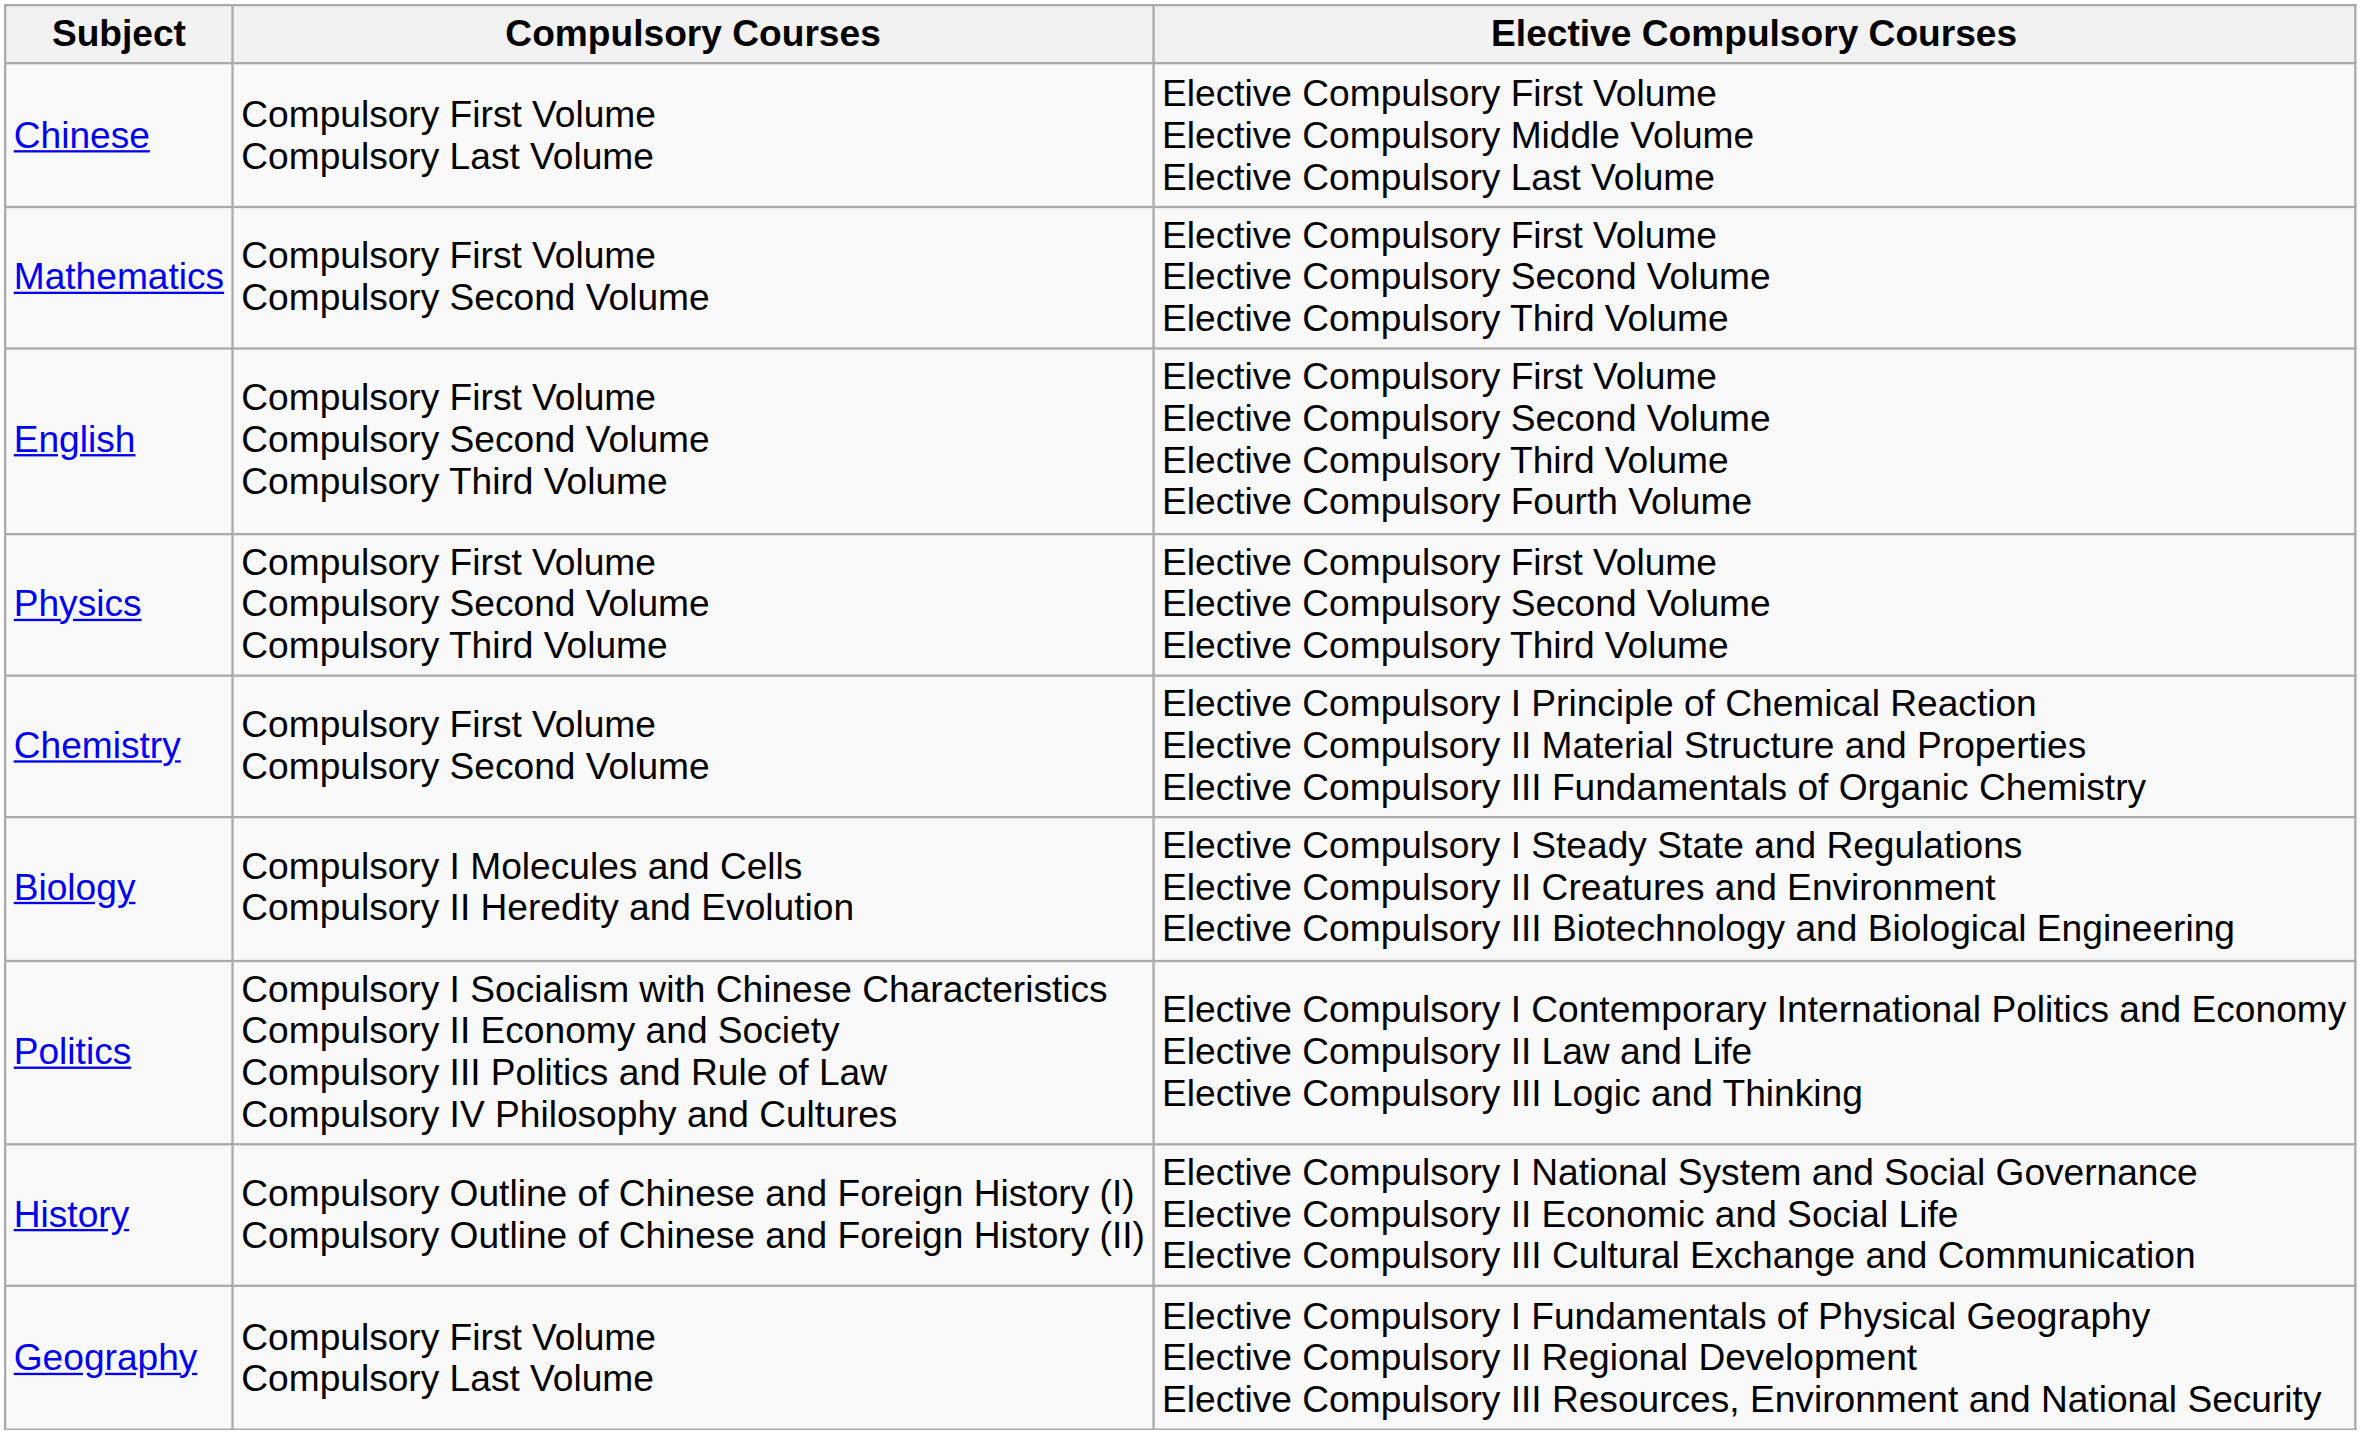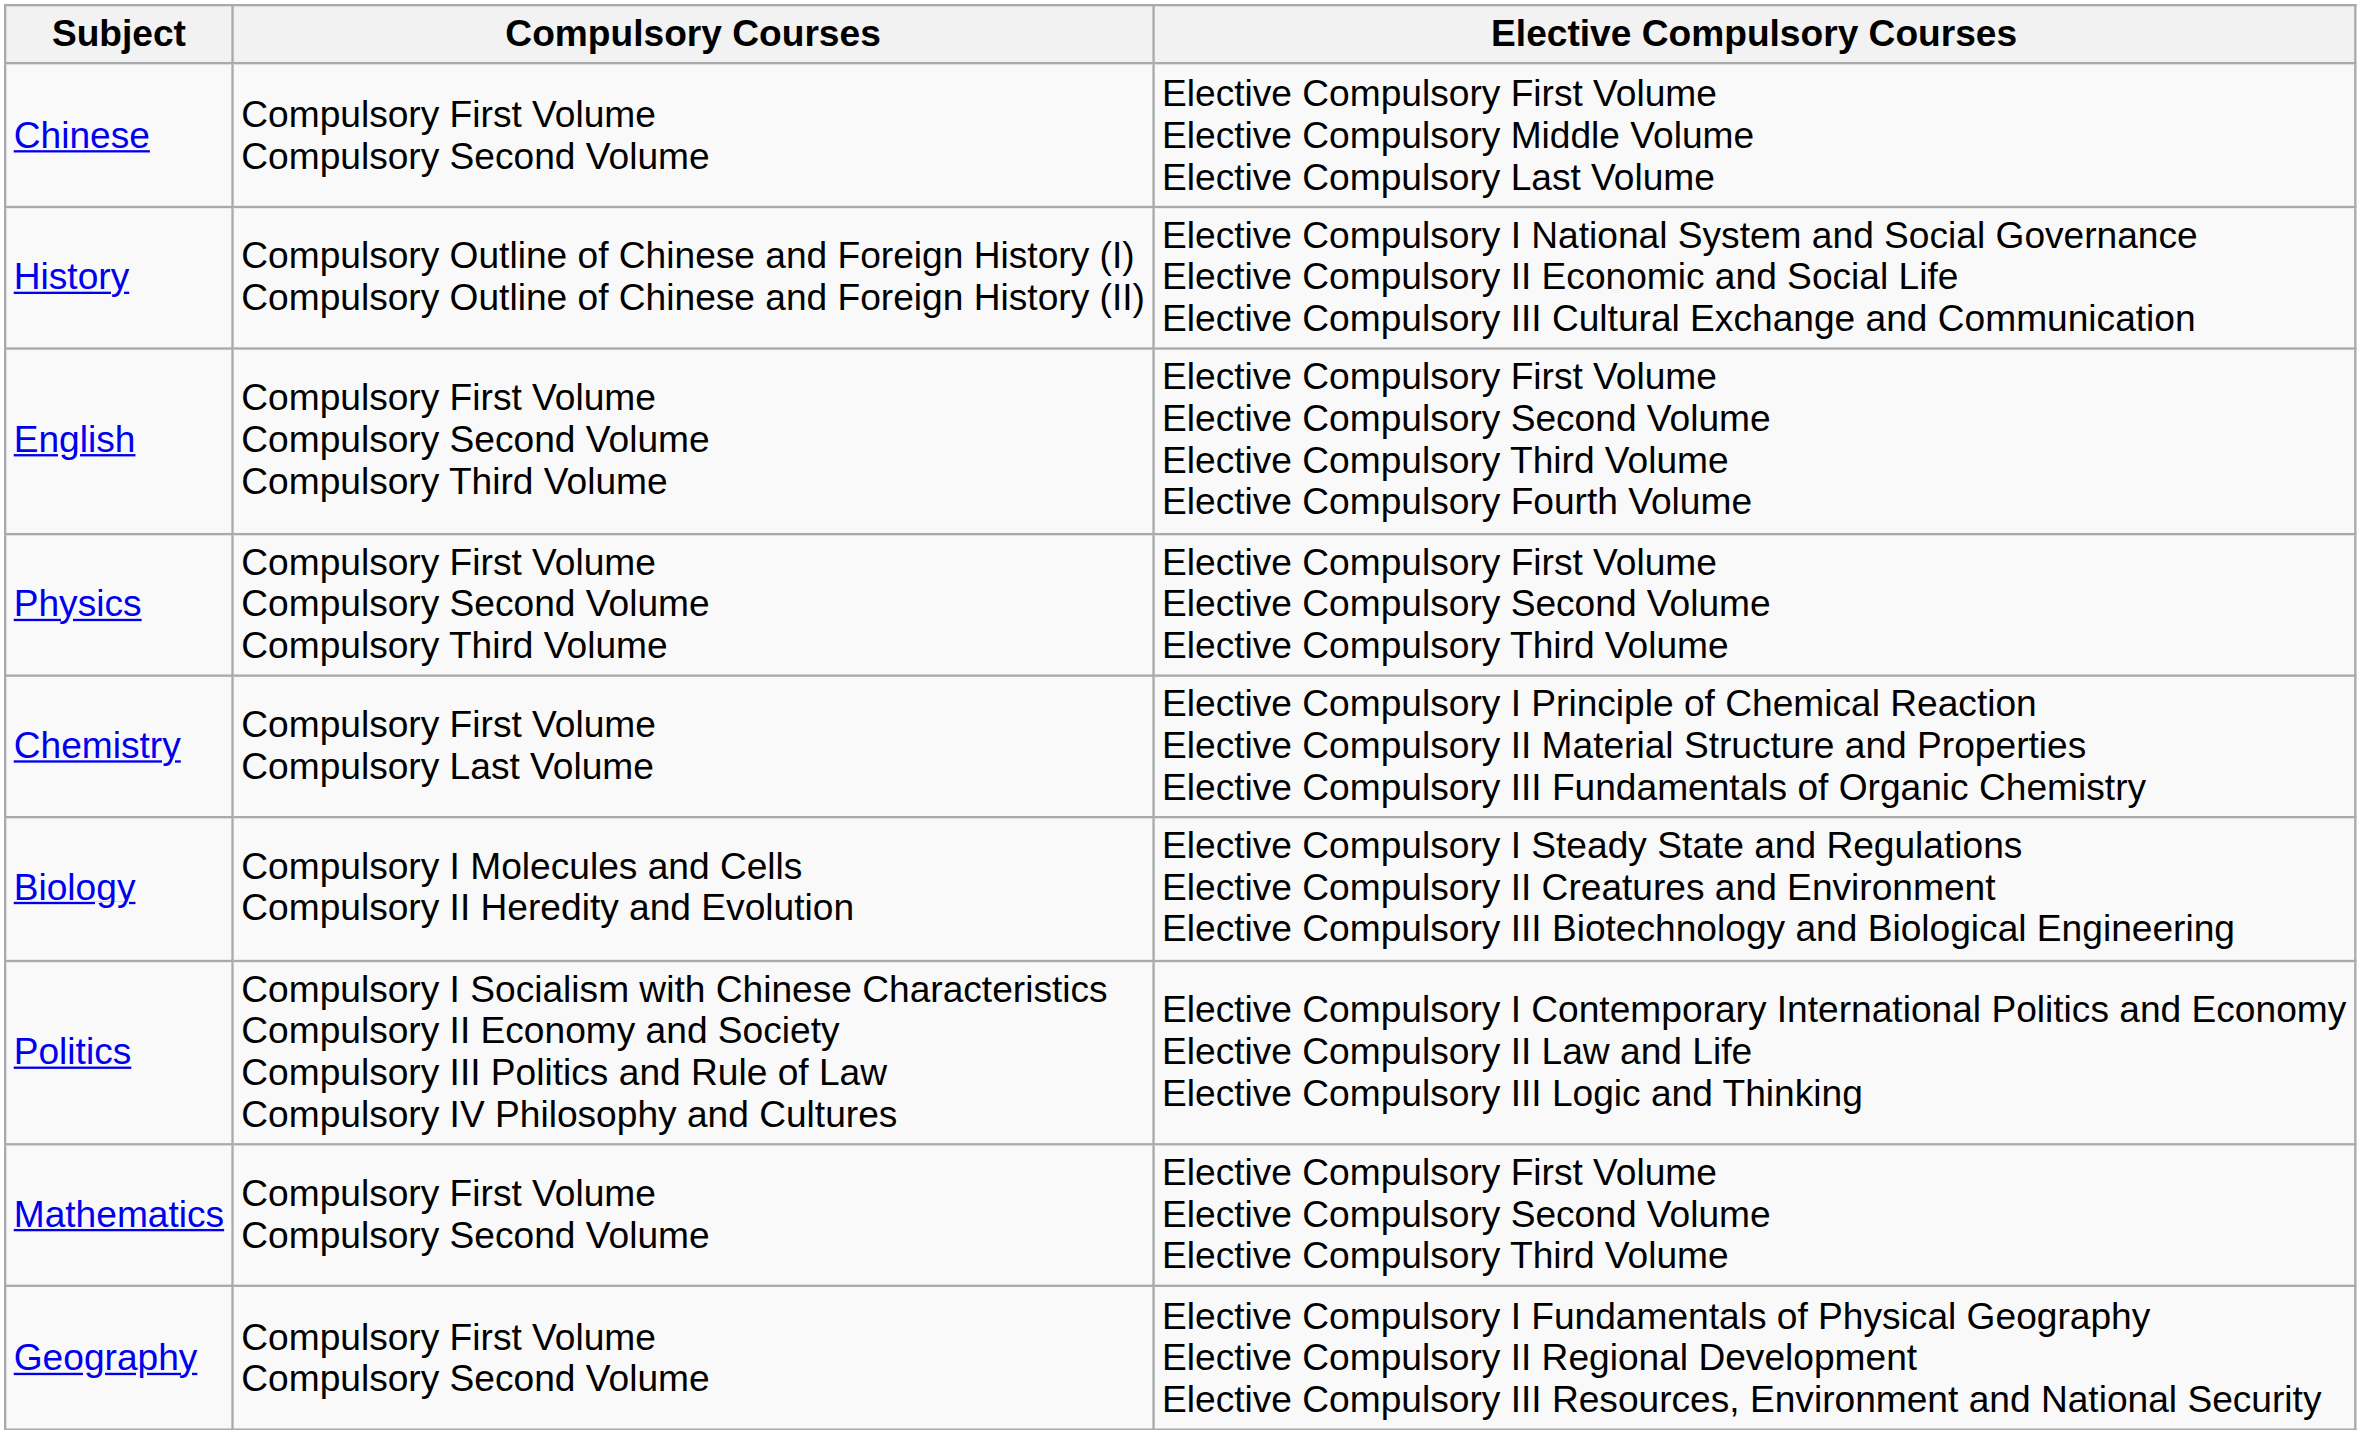(449, 134) Compulsory First Volume Compulsory Last Volume -> (475, 134) Compulsory First Volume Compulsory Second Volume
rows swapped: (119, 276) <-> (71, 1214)
(475, 745) Compulsory First Volume Compulsory Second Volume -> (449, 745) Compulsory First Volume Compulsory Last Volume
(449, 1357) Compulsory First Volume Compulsory Last Volume -> (475, 1357) Compulsory First Volume Compulsory Second Volume
